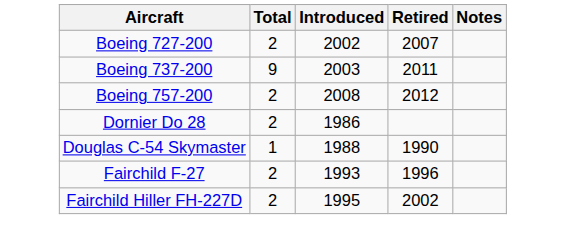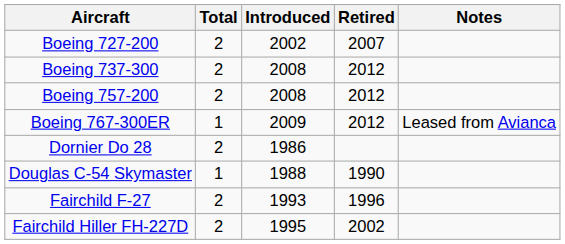- row: (154, 69)
+ row: (100, 69)
+ row: (100, 122)
